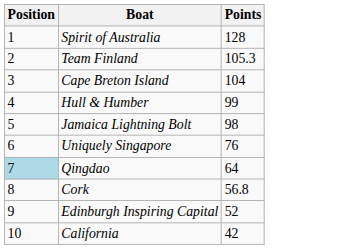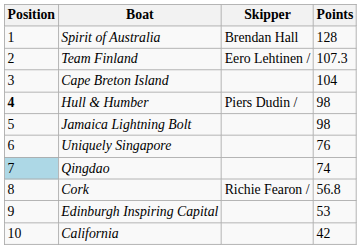+ column: (267, 15)
(240, 59) 105.3 -> (332, 59) 107.3
(11, 102) normal -> (11, 102) bold
(232, 102) 99 -> (323, 102) 98
(232, 168) 64 -> (323, 168) 74
(232, 211) 52 -> (323, 211) 53
